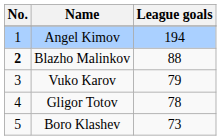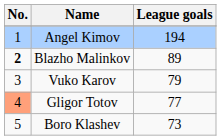(175, 59) 88 -> (175, 59) 89
(18, 102) no background -> (18, 102) lightsalmon background
(175, 102) 78 -> (175, 102) 77
